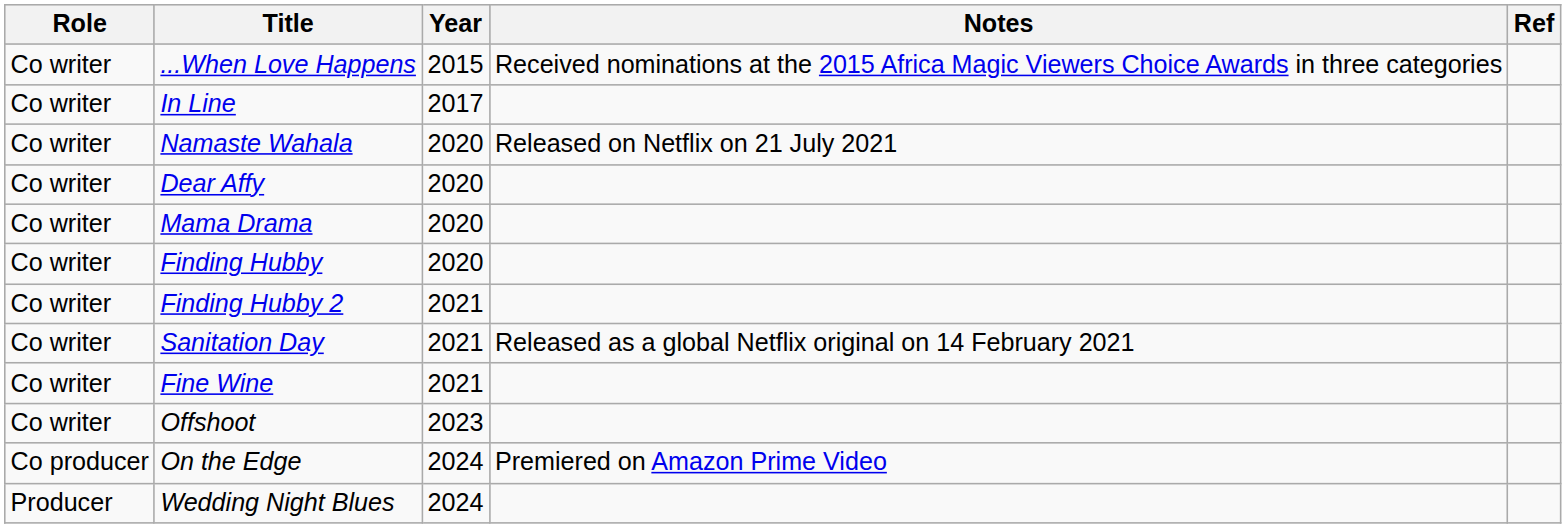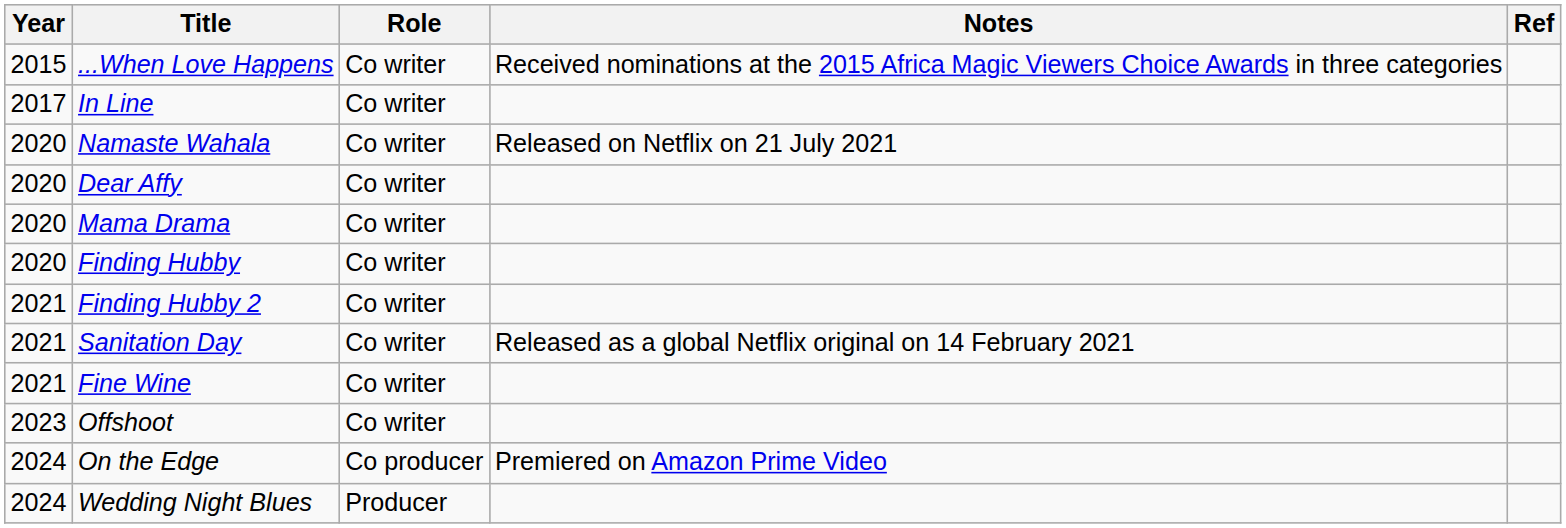columns swapped: (455, 24) <-> (80, 24)
